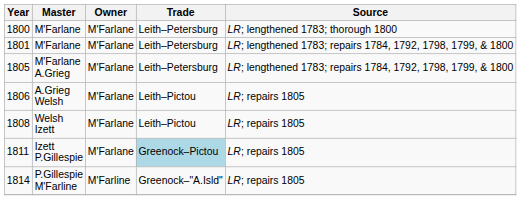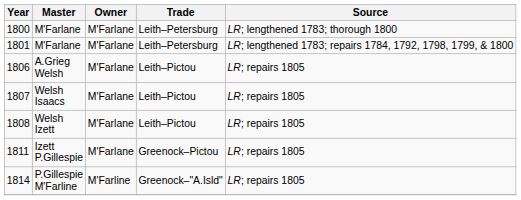- row: (18, 68)
+ row: (18, 96)
(178, 152) lightblue background -> (178, 152) no background
